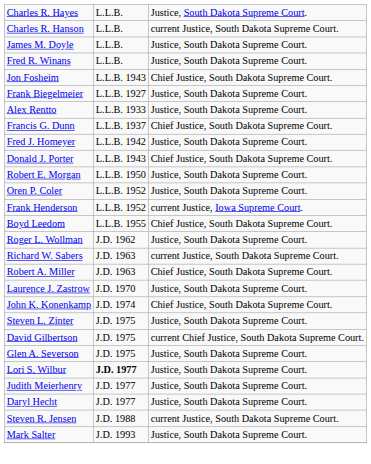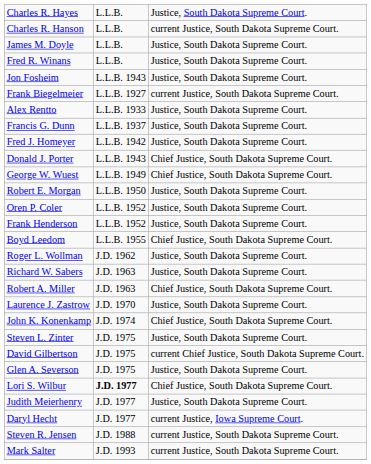(242, 77) Chief Justice, South Dakota Supreme Court. -> (229, 77) Justice, South Dakota Supreme Court.
(229, 93) Justice, South Dakota Supreme Court. -> (245, 93) current Justice, South Dakota Supreme Court.
(242, 126) Chief Justice, South Dakota Supreme Court. -> (229, 126) Justice, South Dakota Supreme Court.
+ row: (43, 175)
(227, 207) current Justice, Iowa Supreme Court. -> (229, 223) Justice, South Dakota Supreme Court.
(245, 256) current Justice, South Dakota Supreme Court. -> (229, 272) Justice, South Dakota Supreme Court.
(229, 369) Justice, South Dakota Supreme Court. -> (242, 386) Chief Justice, South Dakota Supreme Court.
(229, 402) Justice, South Dakota Supreme Court. -> (227, 418) current Justice, Iowa Supreme Court.
(229, 434) Justice, South Dakota Supreme Court. -> (245, 451) current Justice, South Dakota Supreme Court.
